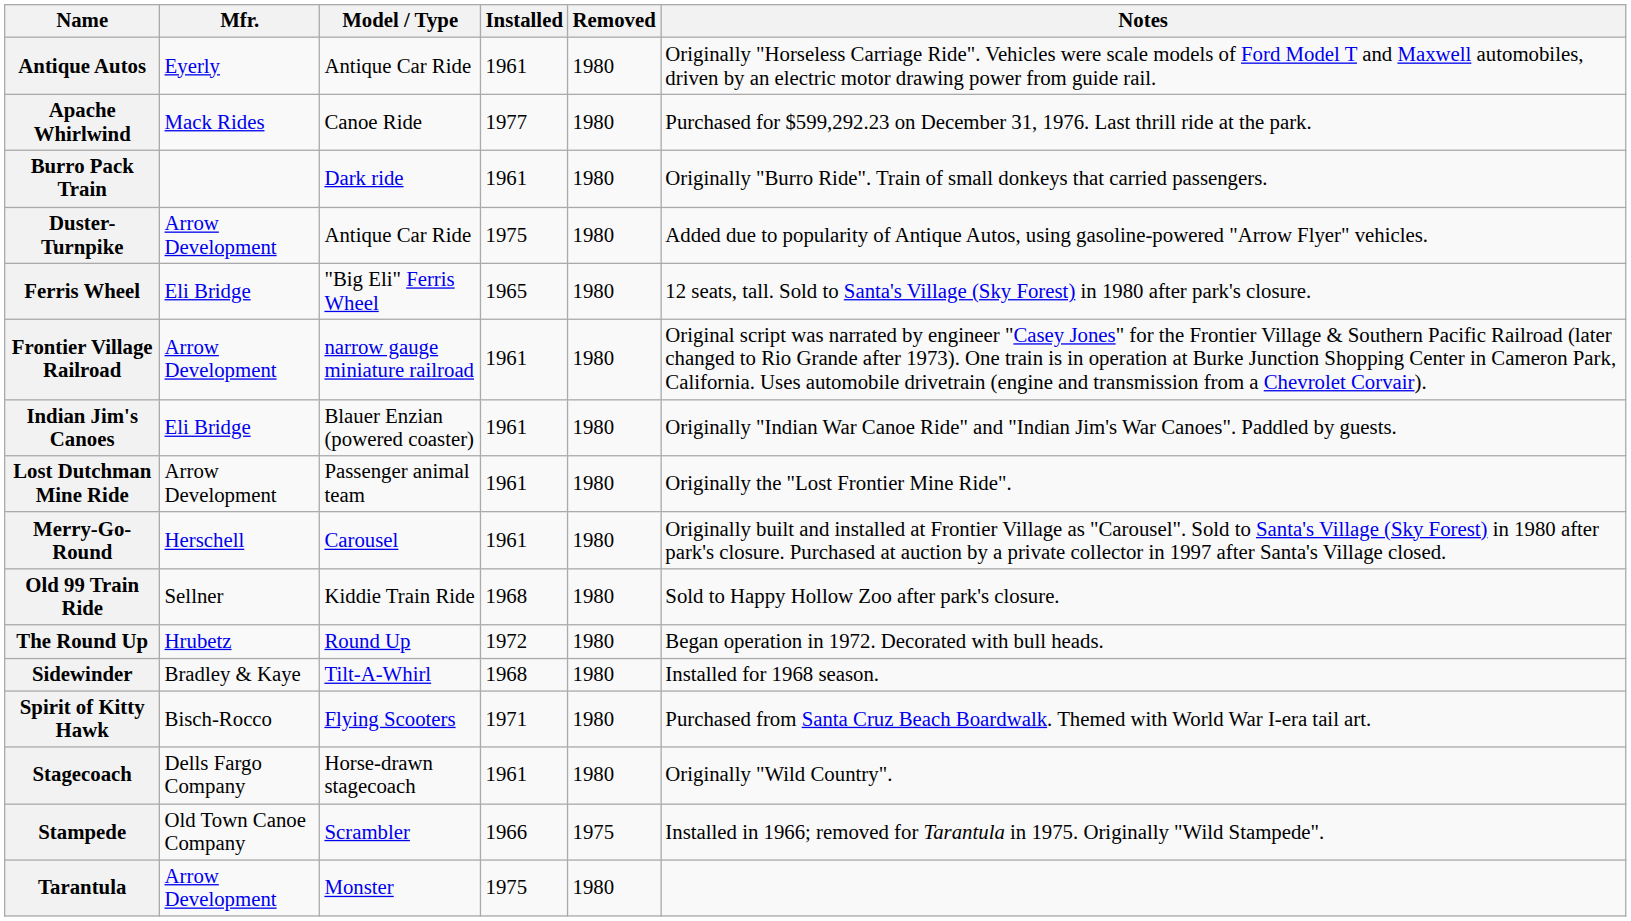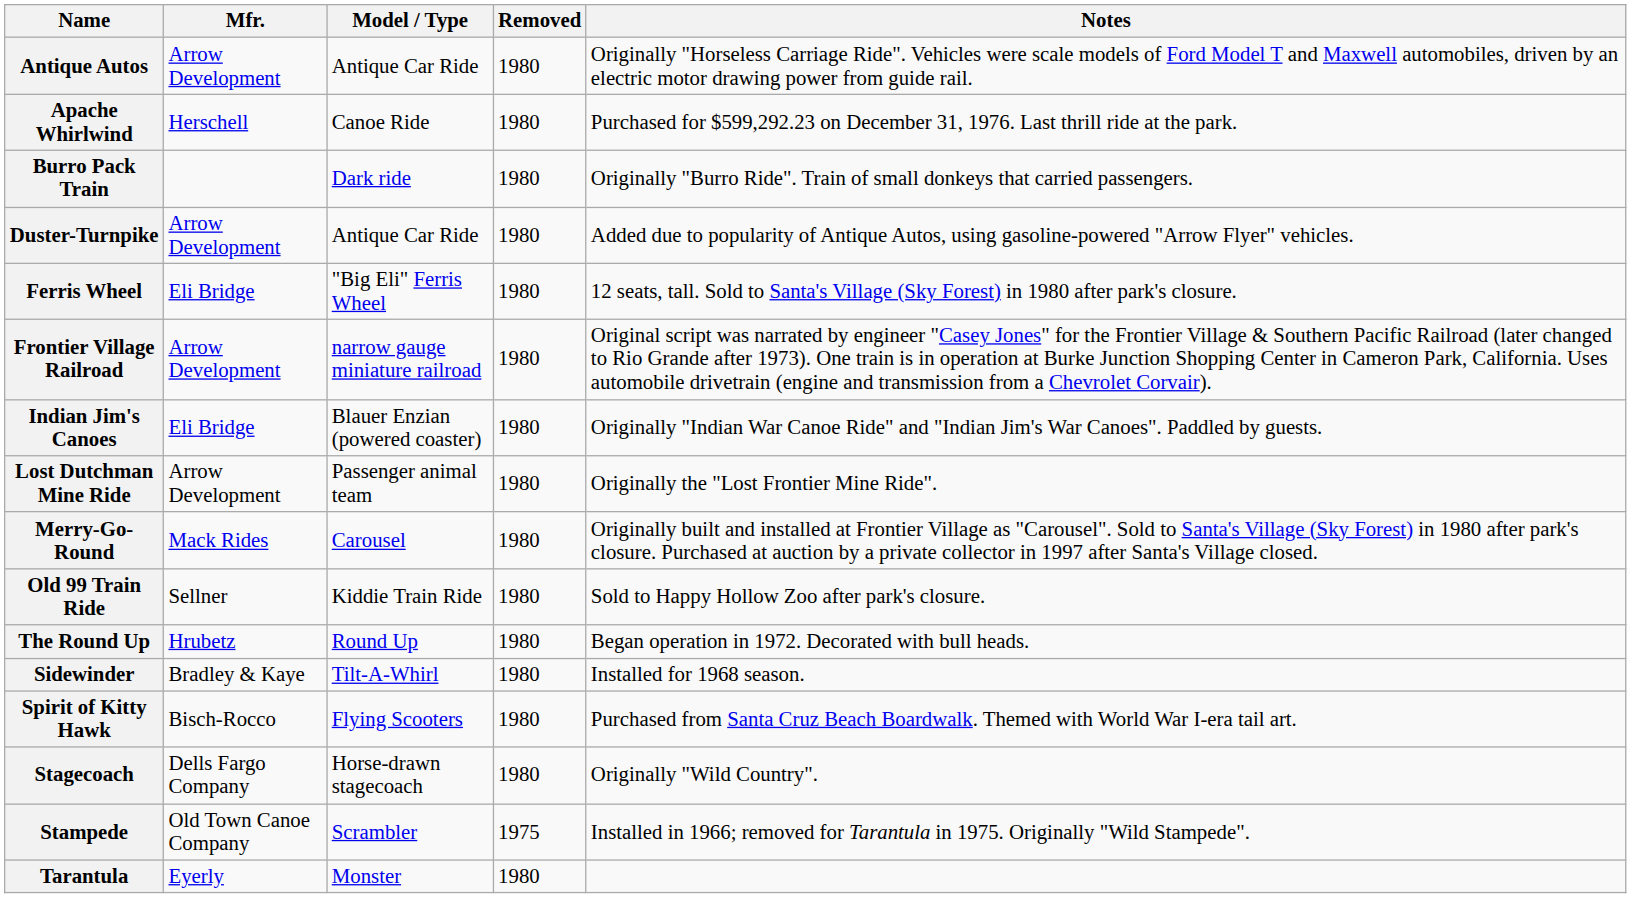- column: (524, 20)
(192, 65) Eyerly -> (225, 65) Arrow Development
(215, 122) Mack Rides -> (208, 122) Herschell
(204, 540) Herschell -> (218, 540) Mack Rides
(221, 888) Arrow Development -> (196, 876) Eyerly
